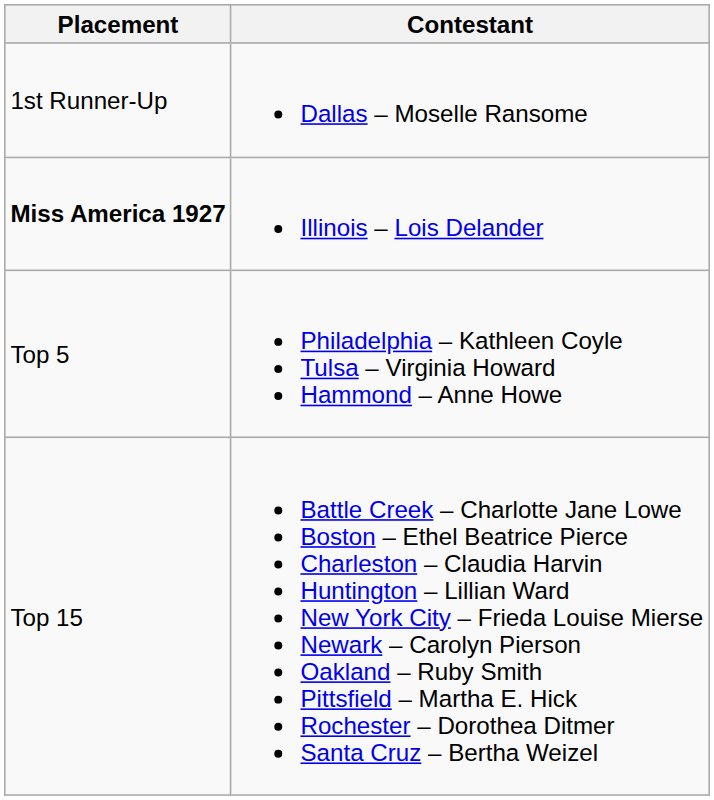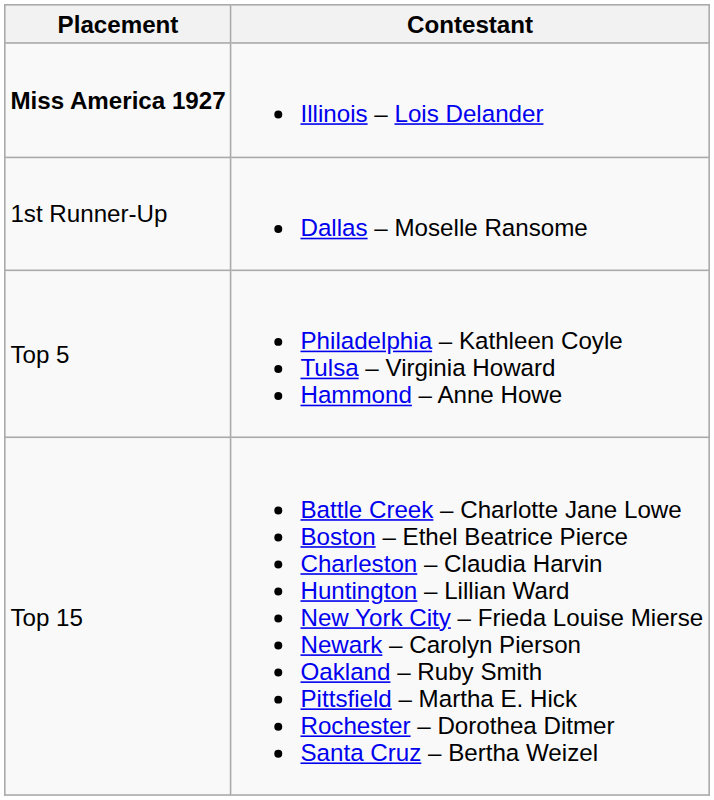rows swapped: (118, 214) <-> (89, 100)
